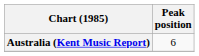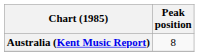(173, 42) 6 -> (173, 42) 8
